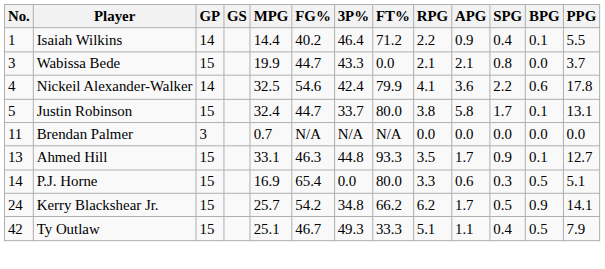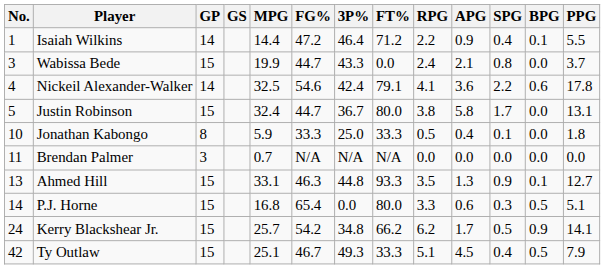(308, 39) 40.2 -> (308, 39) 47.2
(426, 63) 2.1 -> (426, 63) 2.4
(389, 87) 79.9 -> (389, 87) 79.1
(351, 110) 33.7 -> (351, 110) 36.7
(538, 110) 0.1 -> (538, 110) 0.0
+ row: (92, 134)
(464, 157) 1.7 -> (464, 181) 1.3
(267, 181) 16.9 -> (267, 205) 16.8
(464, 228) 1.1 -> (464, 252) 4.5
